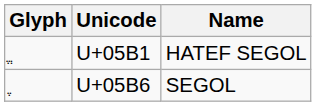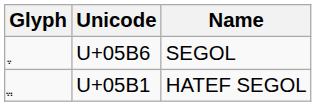rows swapped: (113, 85) <-> (113, 52)
